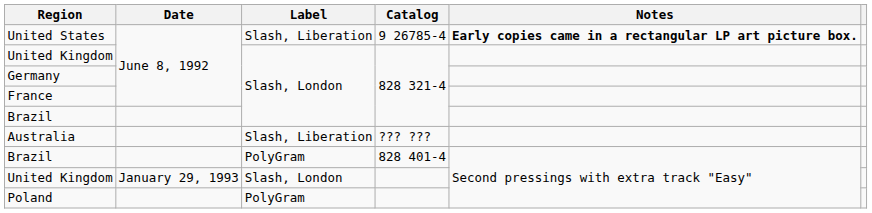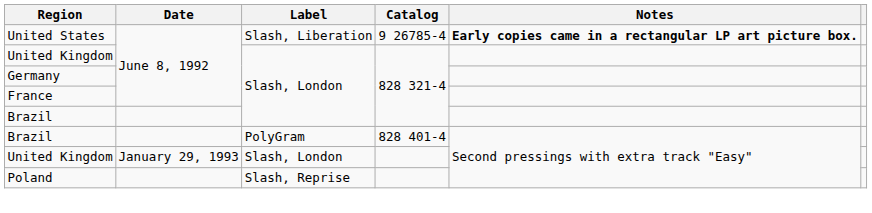- row: (41, 137)
(275, 198) PolyGram -> (297, 177) Slash, Reprise
